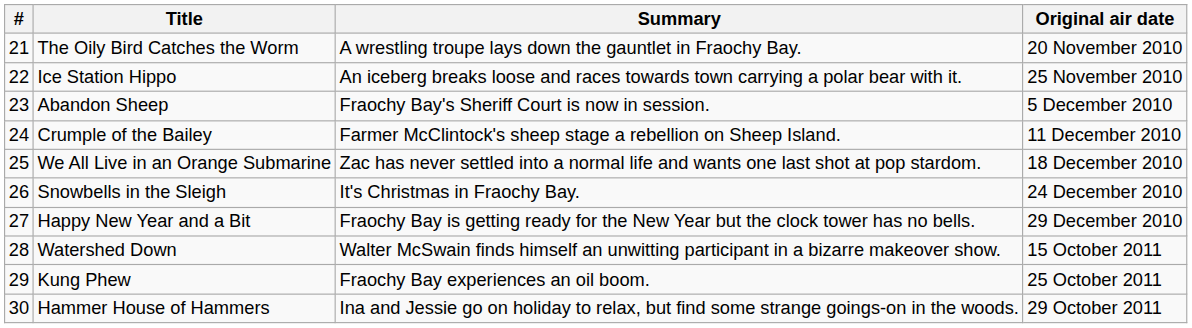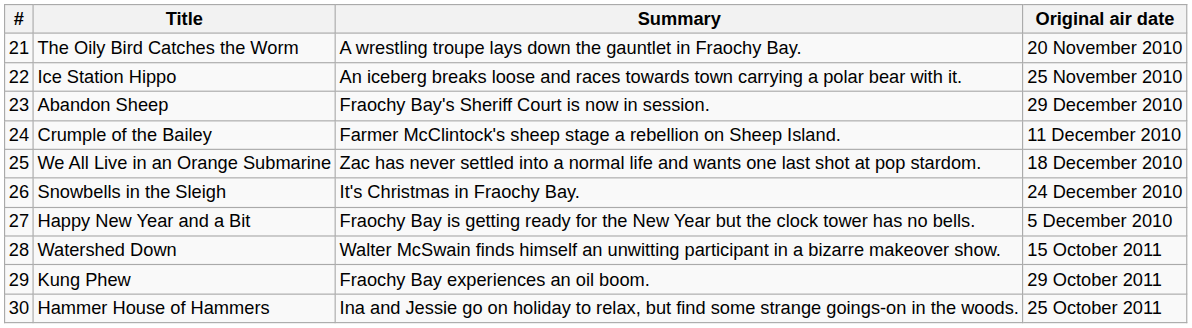(1100, 105) 5 December 2010 -> (1105, 105) 29 December 2010
(1105, 221) 29 December 2010 -> (1100, 221) 5 December 2010
(1095, 279) 25 October 2011 -> (1095, 279) 29 October 2011
(1095, 308) 29 October 2011 -> (1095, 308) 25 October 2011
